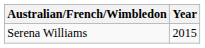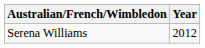(185, 33) 2015 -> (185, 33) 2012
